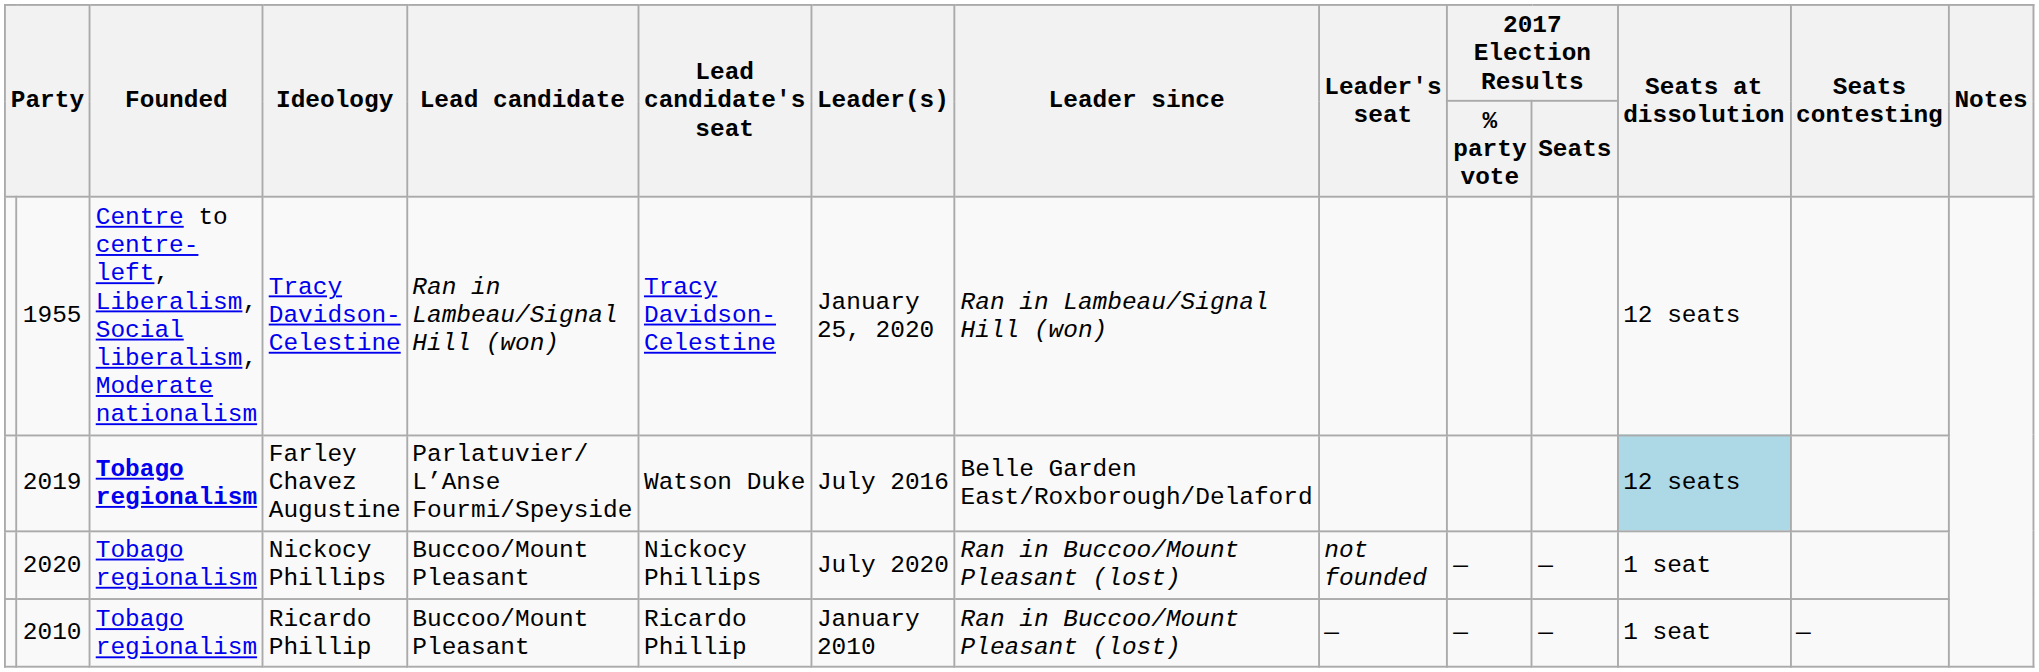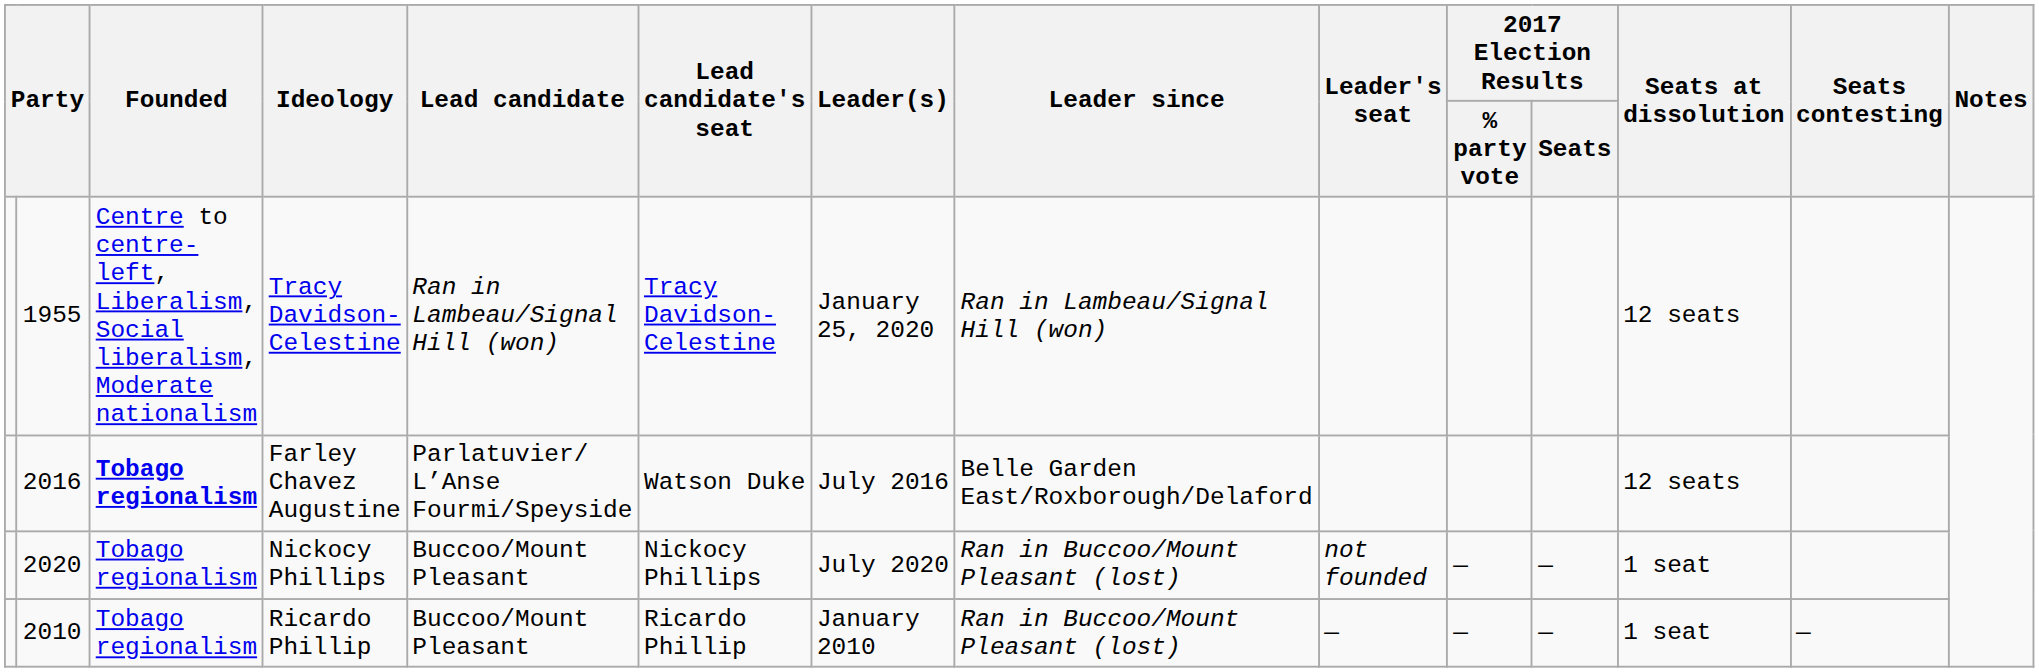(52, 483) 2019 -> (52, 483) 2016
(1682, 483) lightblue background -> (1682, 483) no background
